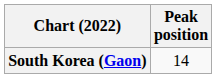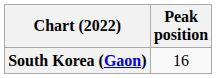(181, 60) 14 -> (181, 60) 16
